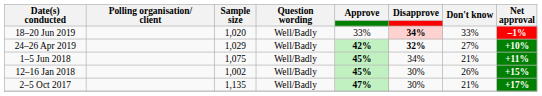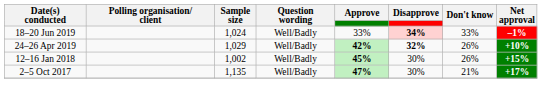(235, 32) 1,020 -> (235, 32) 1,024
(470, 46) 27% -> (470, 46) 26%
- row: (45, 59)
